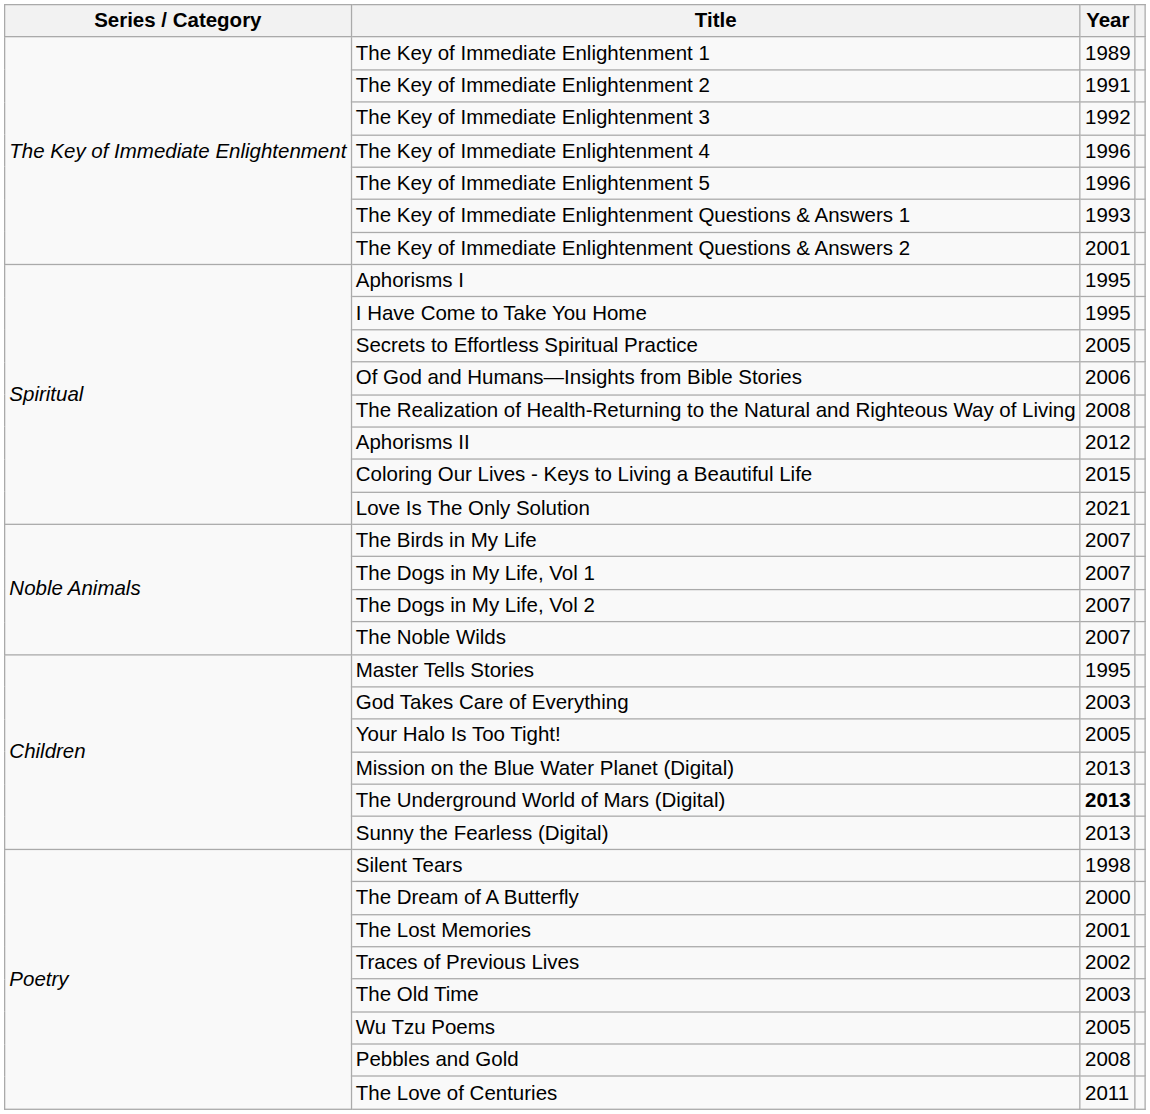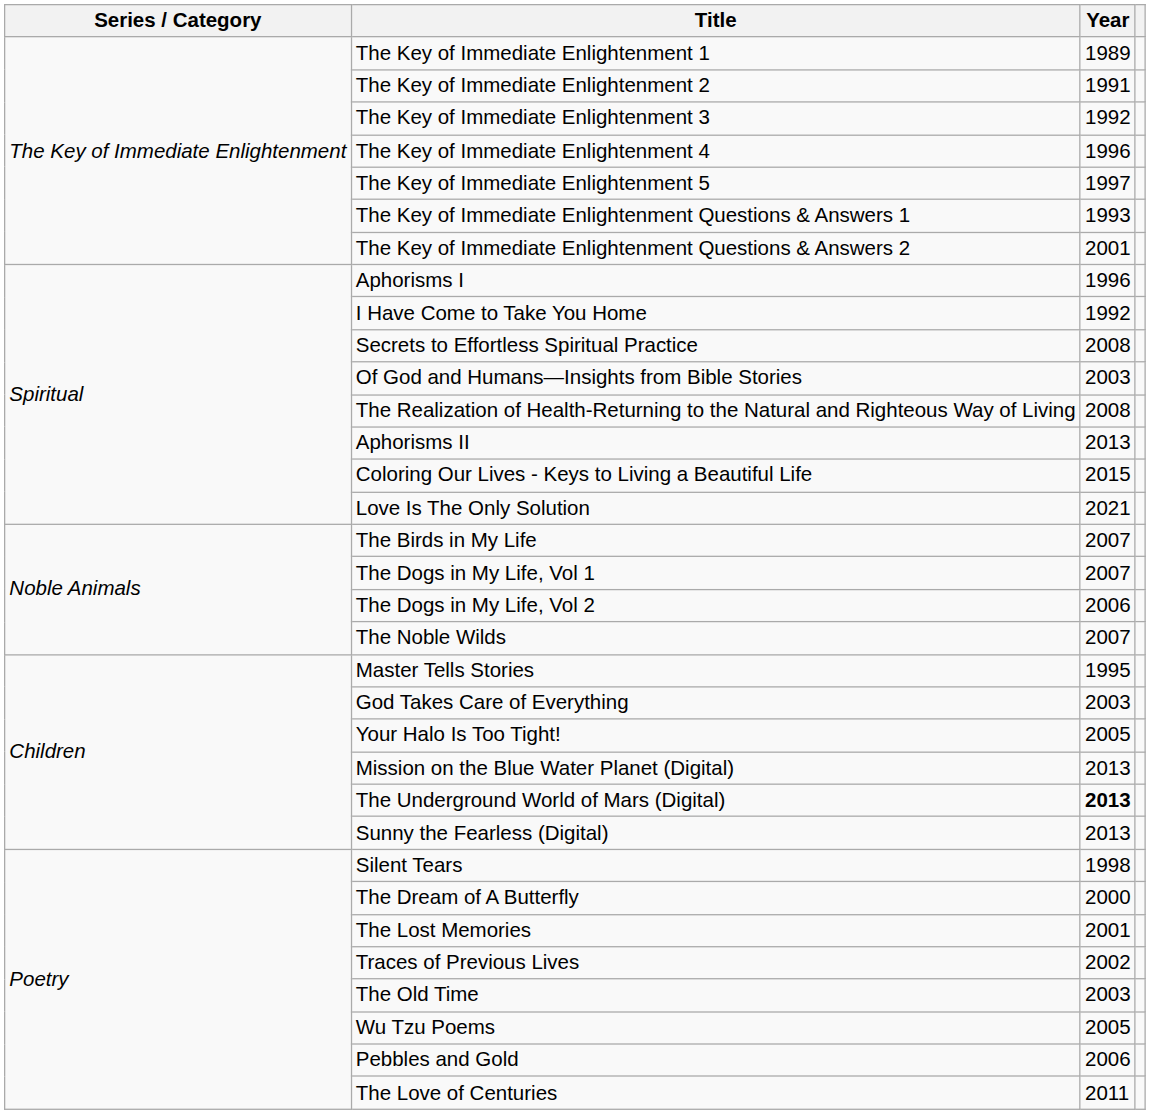(1108, 183) 1996 -> (1108, 183) 1997
(1108, 280) 1995 -> (1108, 280) 1996
(1108, 313) 1995 -> (1108, 313) 1992
(1108, 345) 2005 -> (1108, 345) 2008
(1108, 378) 2006 -> (1108, 378) 2003
(1108, 442) 2012 -> (1108, 442) 2013
(1108, 605) 2007 -> (1108, 605) 2006
(1108, 1060) 2008 -> (1108, 1060) 2006
